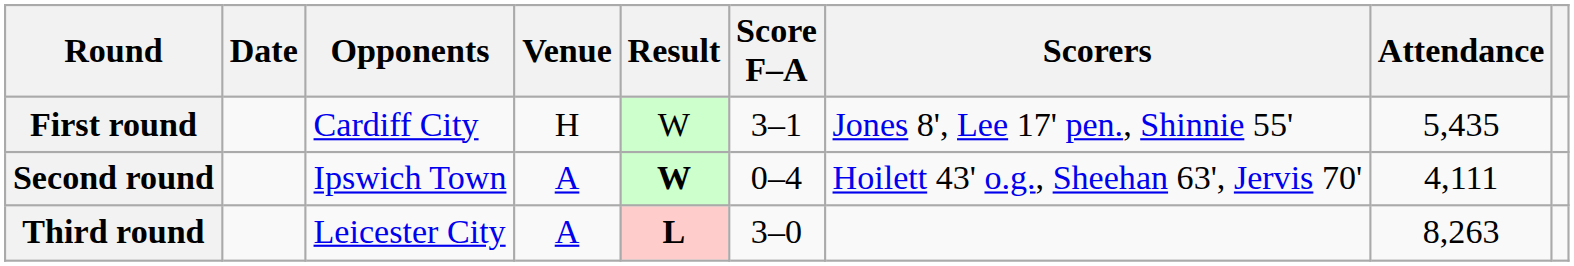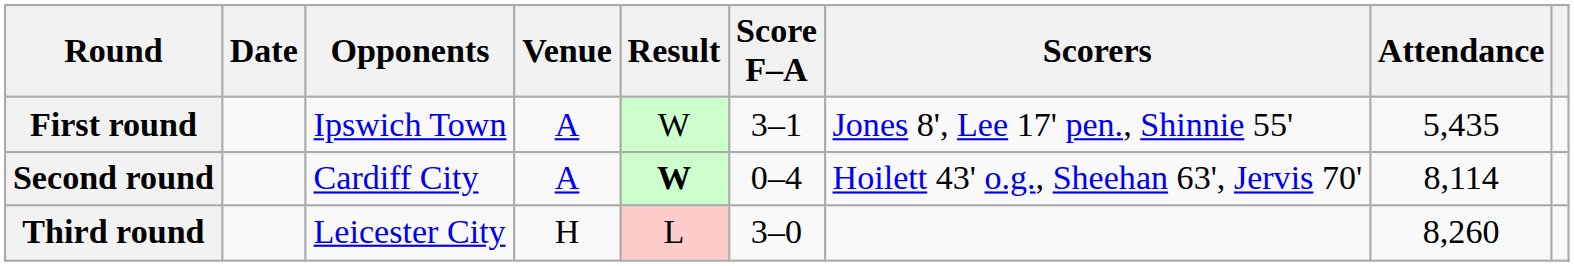(396, 123) Cardiff City -> (410, 123) Ipswich Town
(567, 123) H -> (567, 123) A
(410, 177) Ipswich Town -> (396, 177) Cardiff City
(1461, 177) 4,111 -> (1461, 177) 8,114
(567, 232) A -> (567, 232) H
(674, 232) bold -> (674, 232) normal
(1461, 232) 8,263 -> (1461, 232) 8,260
